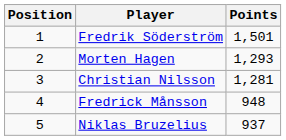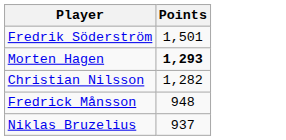- column: (40, 15)
(253, 59) normal -> (183, 59) bold
(253, 81) 1,281 -> (183, 81) 1,282
